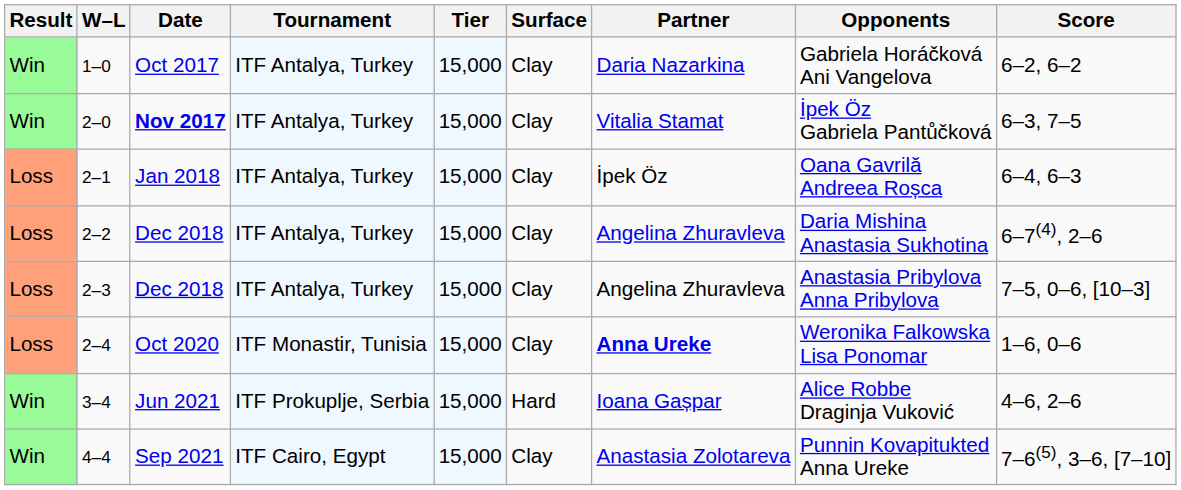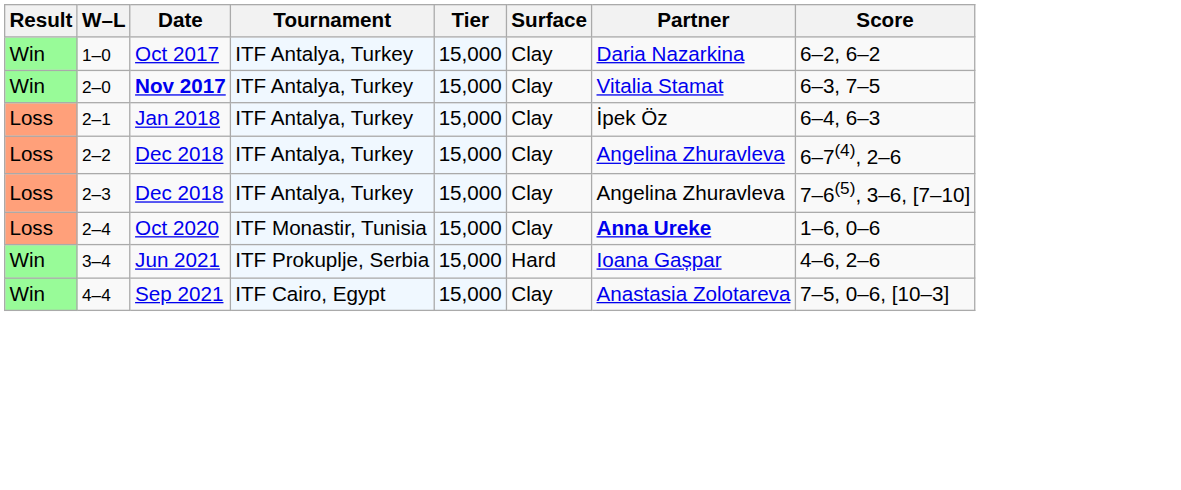- column: (896, 20)
(1076, 289) 7–5, 0–6, [10–3] -> (885, 192) 7–6(5), 3–6, [7–10]
(1086, 456) 7–6(5), 3–6, [7–10] -> (875, 293) 7–5, 0–6, [10–3]
